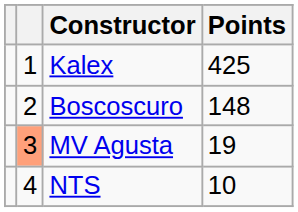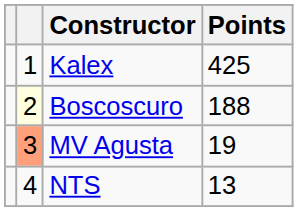(30, 105) no background -> (30, 105) lightyellow background
(229, 105) 148 -> (229, 105) 188
(222, 186) 10 -> (222, 186) 13
